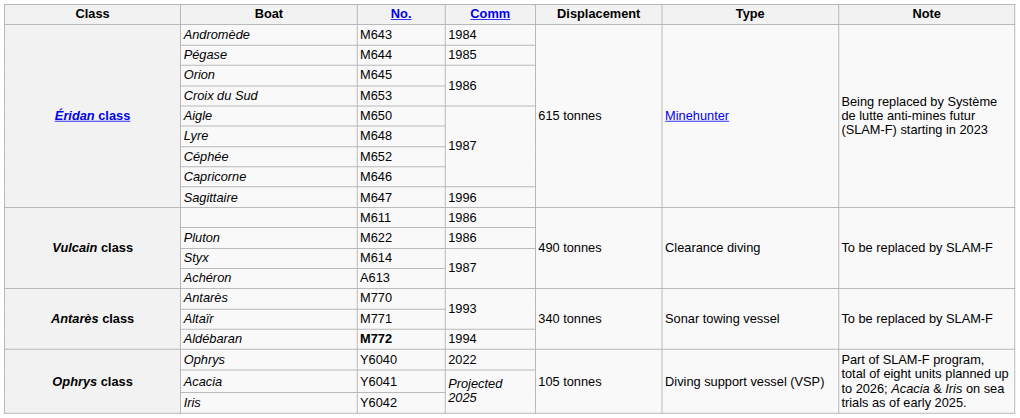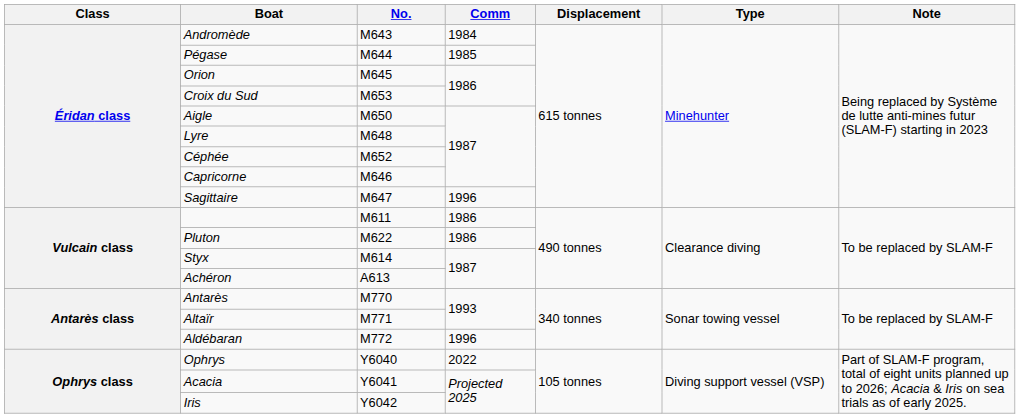(376, 339) bold -> (376, 339) normal
(462, 339) 1994 -> (462, 339) 1996
